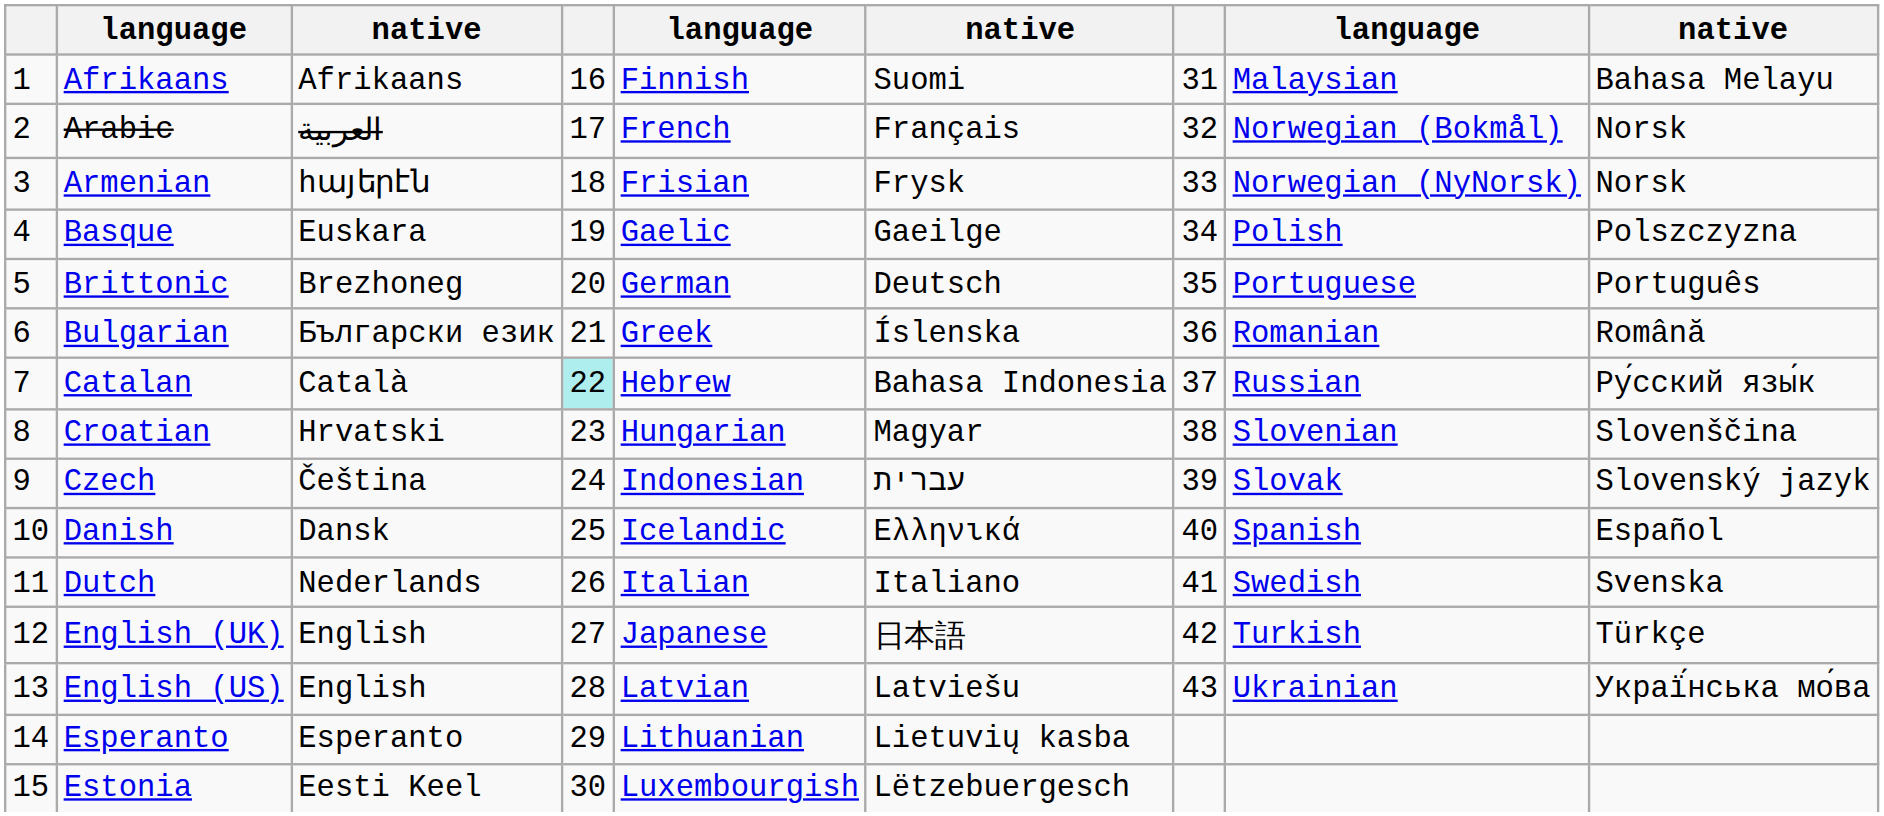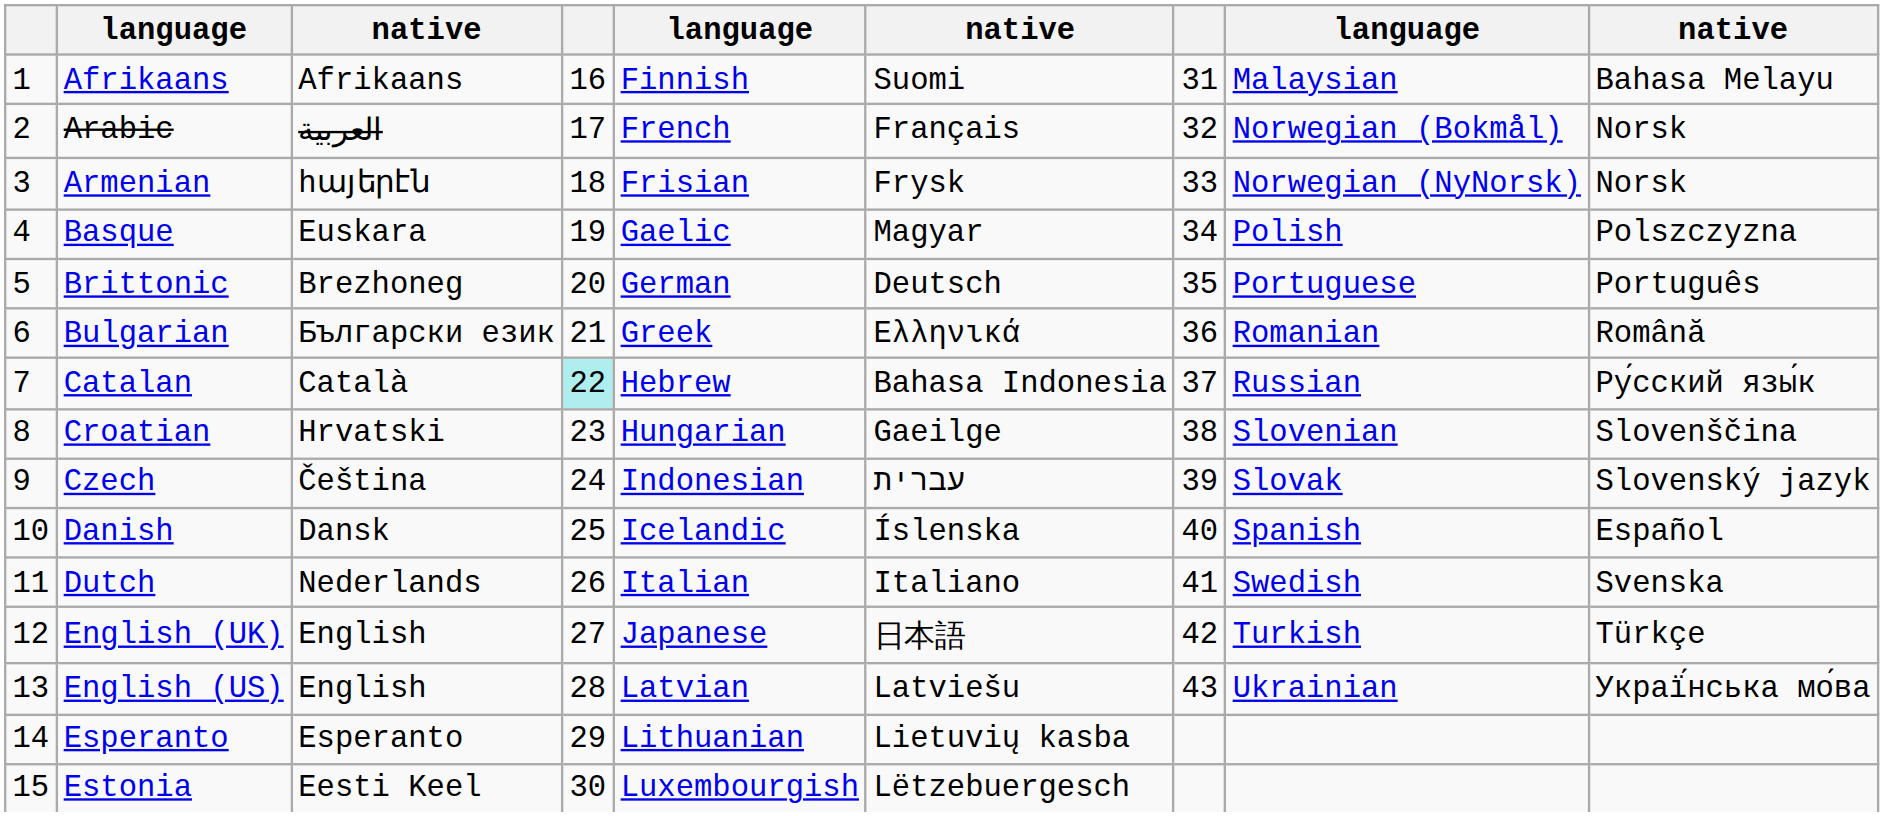(938, 234) Gaeilge -> (929, 234) Magyar
(947, 334) Íslenska -> (947, 334) Ελληνικά
(929, 433) Magyar -> (938, 433) Gaeilge
(947, 533) Ελληνικά -> (947, 533) Íslenska
